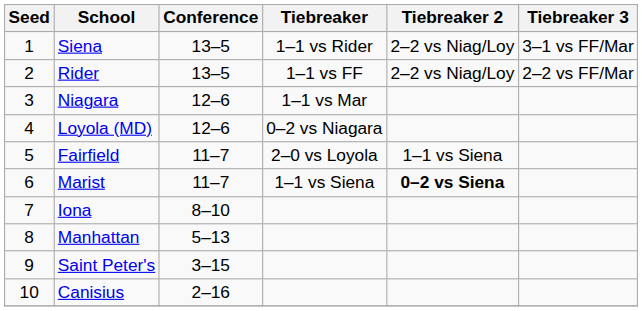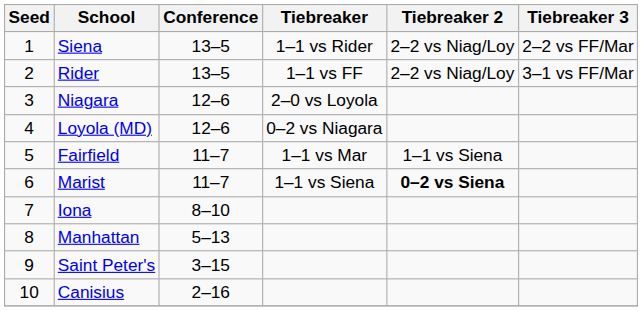(578, 45) 3–1 vs FF/Mar -> (578, 45) 2–2 vs FF/Mar
(578, 73) 2–2 vs FF/Mar -> (578, 73) 3–1 vs FF/Mar
(324, 100) 1–1 vs Mar -> (324, 100) 2–0 vs Loyola
(324, 155) 2–0 vs Loyola -> (324, 155) 1–1 vs Mar
